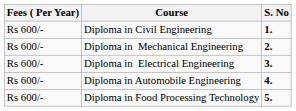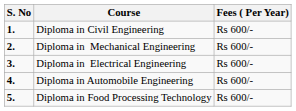columns swapped: (277, 13) <-> (43, 13)
